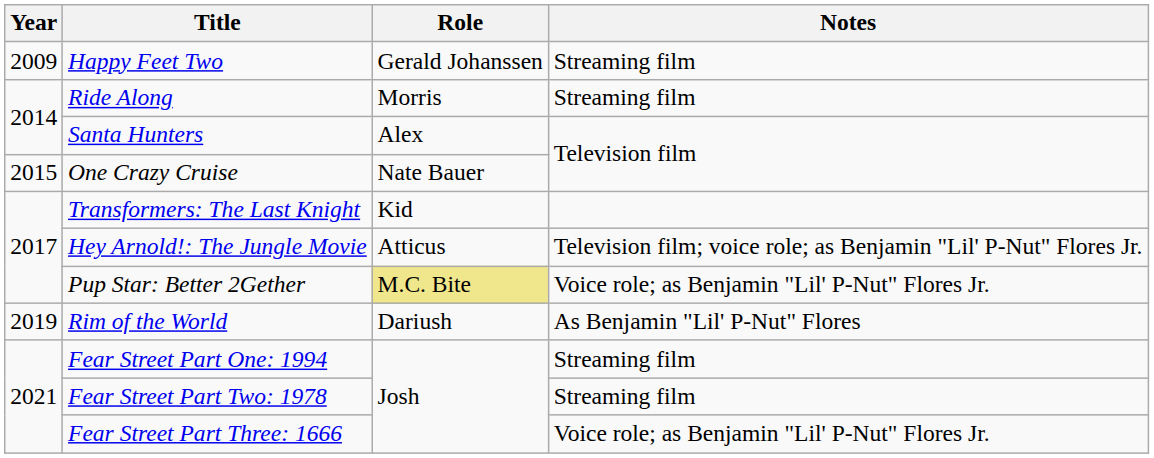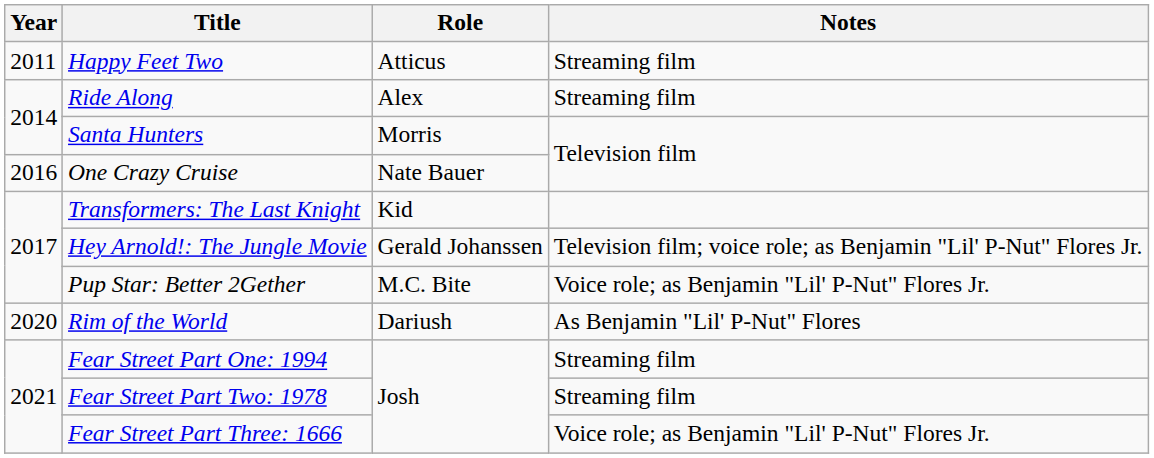(34, 60) 2009 -> (33, 60) 2011
(460, 60) Gerald Johanssen -> (412, 60) Atticus
(410, 97) Morris -> (400, 97) Alex
(400, 135) Alex -> (410, 135) Morris
(34, 172) 2015 -> (34, 172) 2016
(412, 246) Atticus -> (460, 246) Gerald Johanssen
(424, 284) khaki background -> (424, 284) no background
(34, 321) 2019 -> (34, 321) 2020
